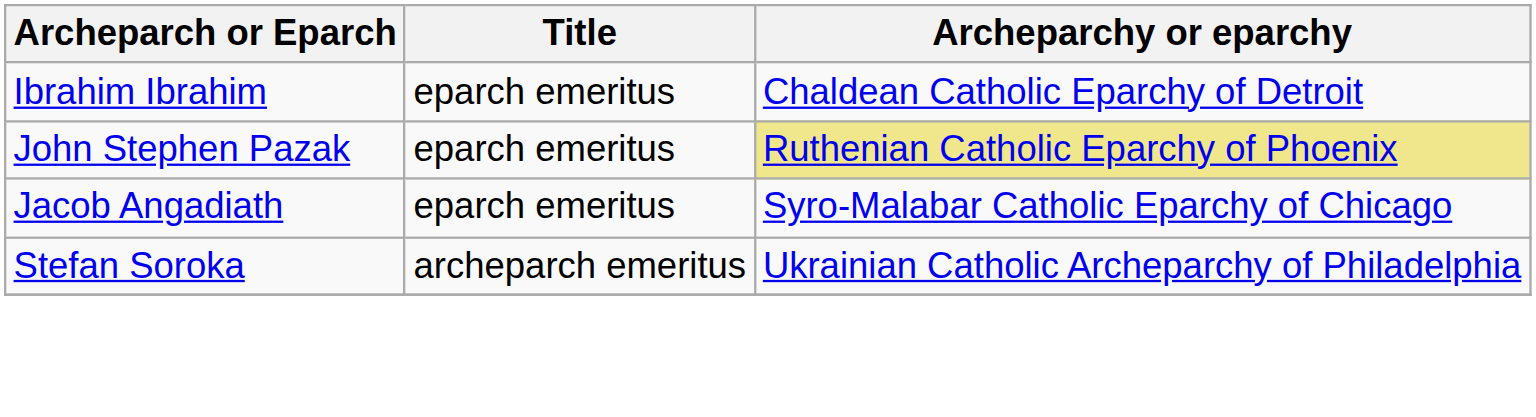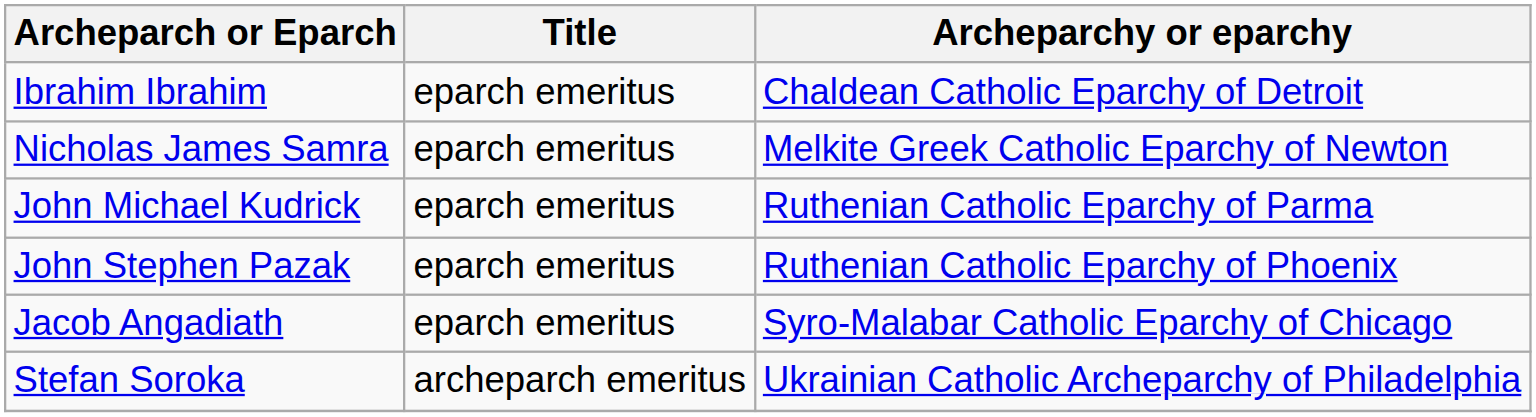+ row: (201, 149)
+ row: (187, 206)
(1080, 149) khaki background -> (1080, 264) no background
